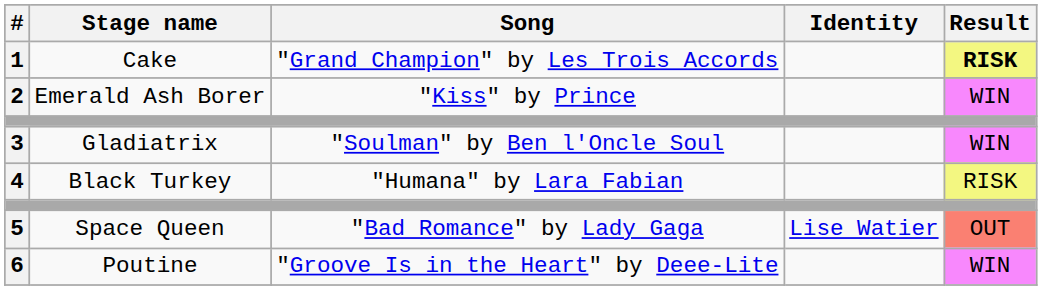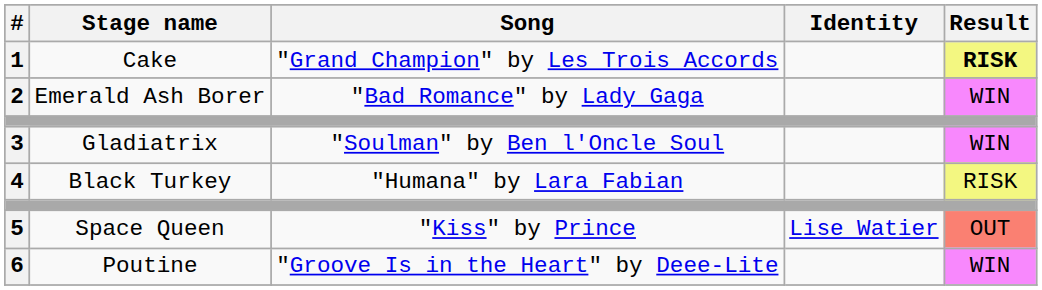(527, 97) "Kiss" by Prince -> (527, 97) "Bad Romance" by Lady Gaga
(527, 229) "Bad Romance" by Lady Gaga -> (527, 229) "Kiss" by Prince
